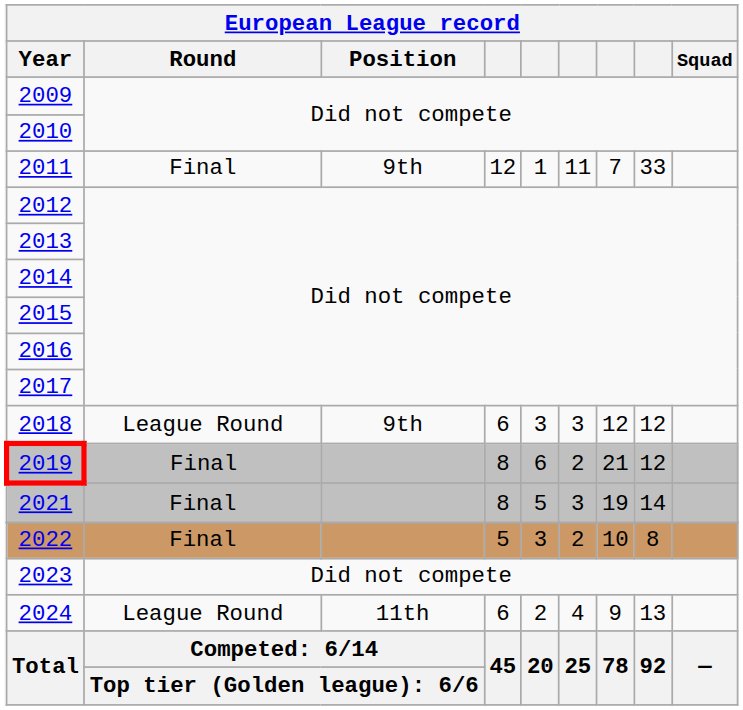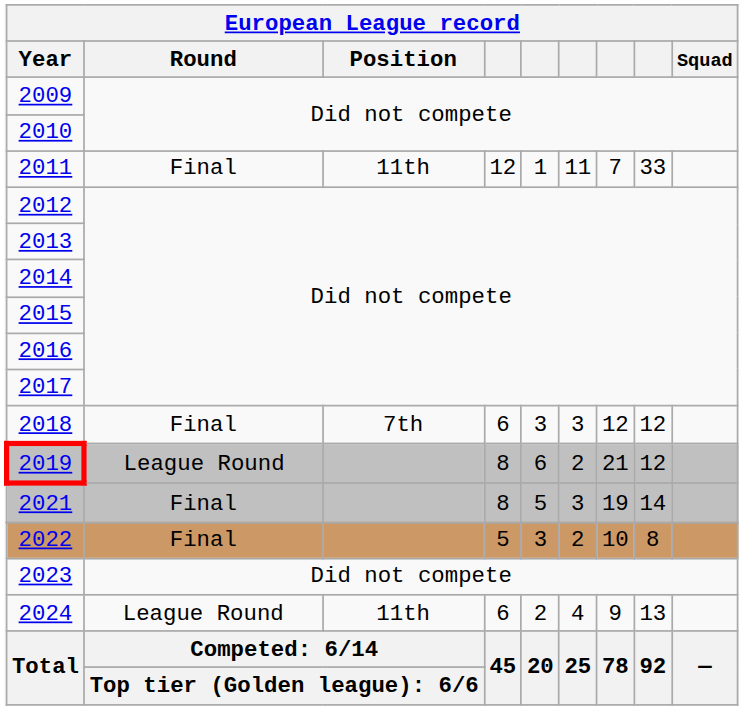(403, 169) 9th -> (403, 169) 11th
(203, 425) League Round -> (203, 425) Final
(403, 425) 9th -> (403, 425) 7th
(204, 464) Final -> (204, 464) League Round
